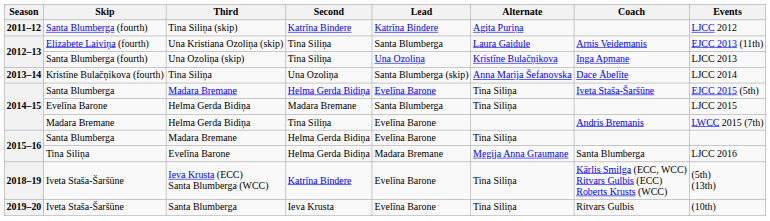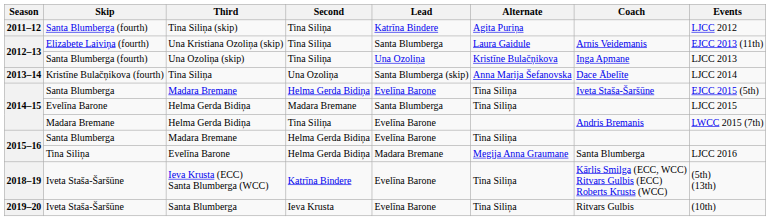(320, 28) Katrīna Bindere -> (310, 28) Tina Siliņa
